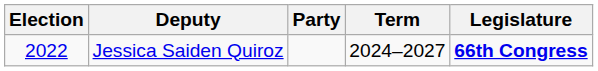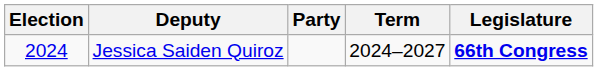(46, 50) 2022 -> (46, 50) 2024
